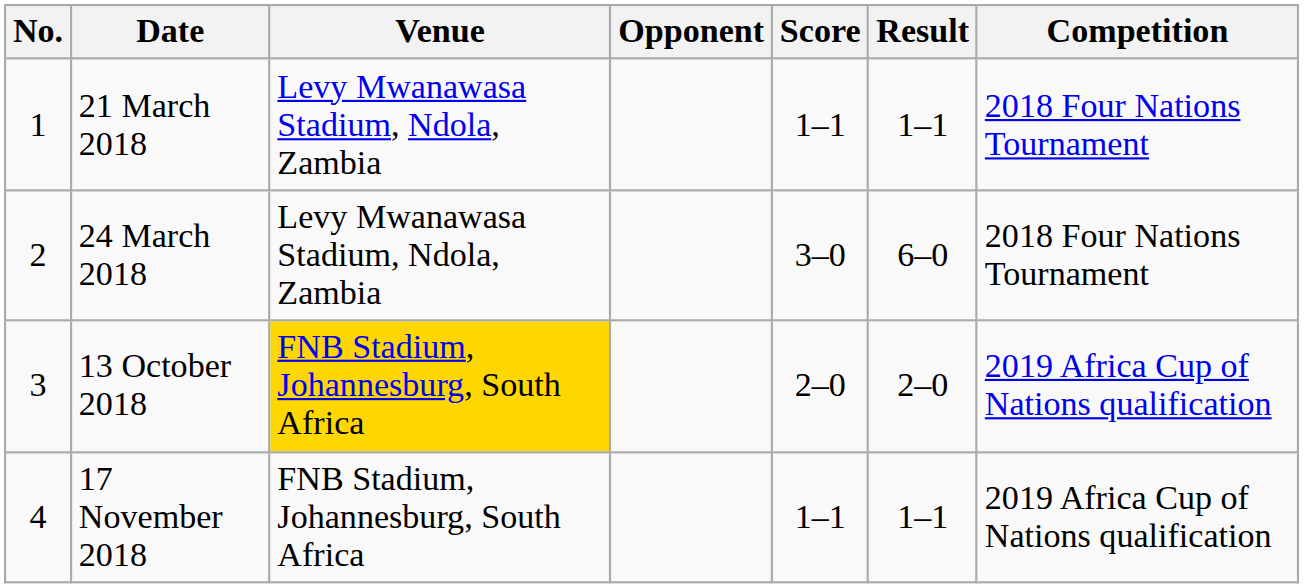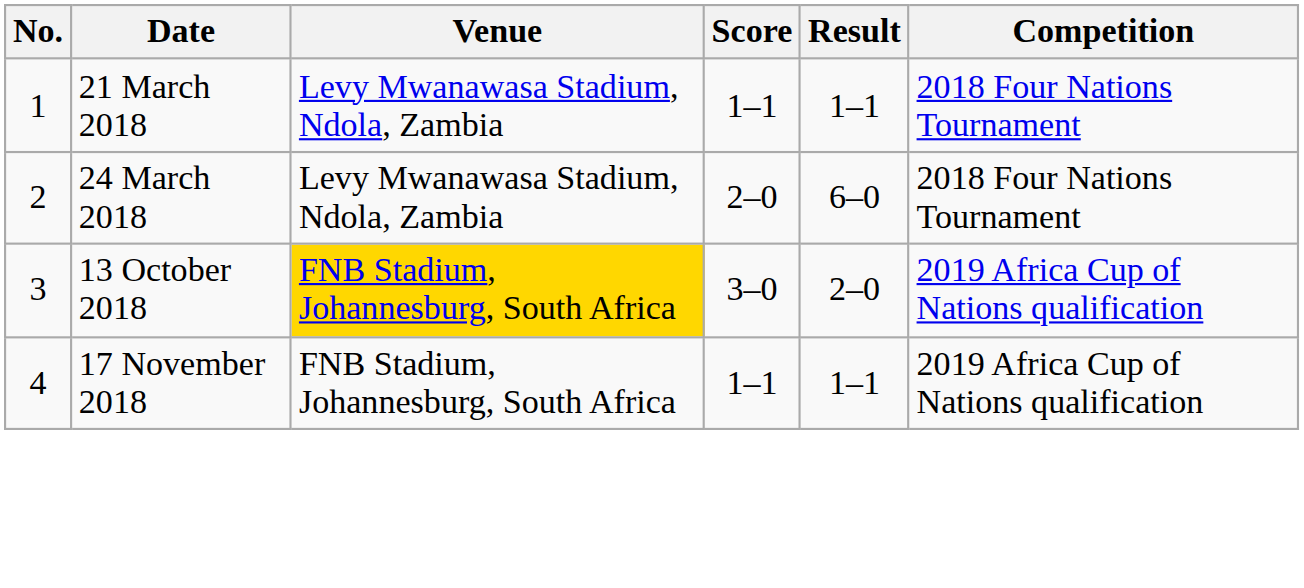- column: (691, 31)
(820, 254) 3–0 -> (752, 197) 2–0
(820, 385) 2–0 -> (752, 289) 3–0
